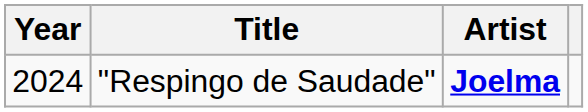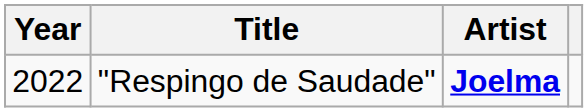(48, 80) 2024 -> (48, 80) 2022
